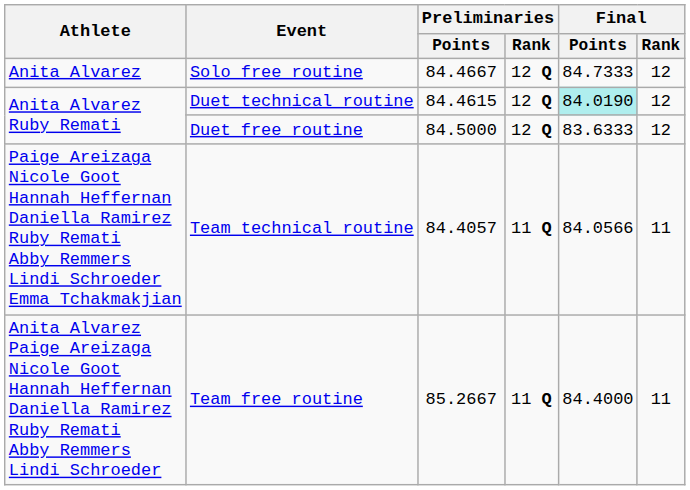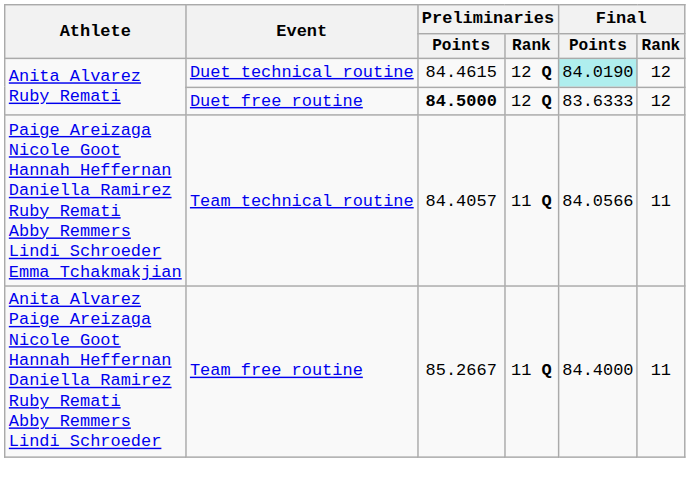- row: (276, 72)
(461, 129) normal -> (461, 101) bold
